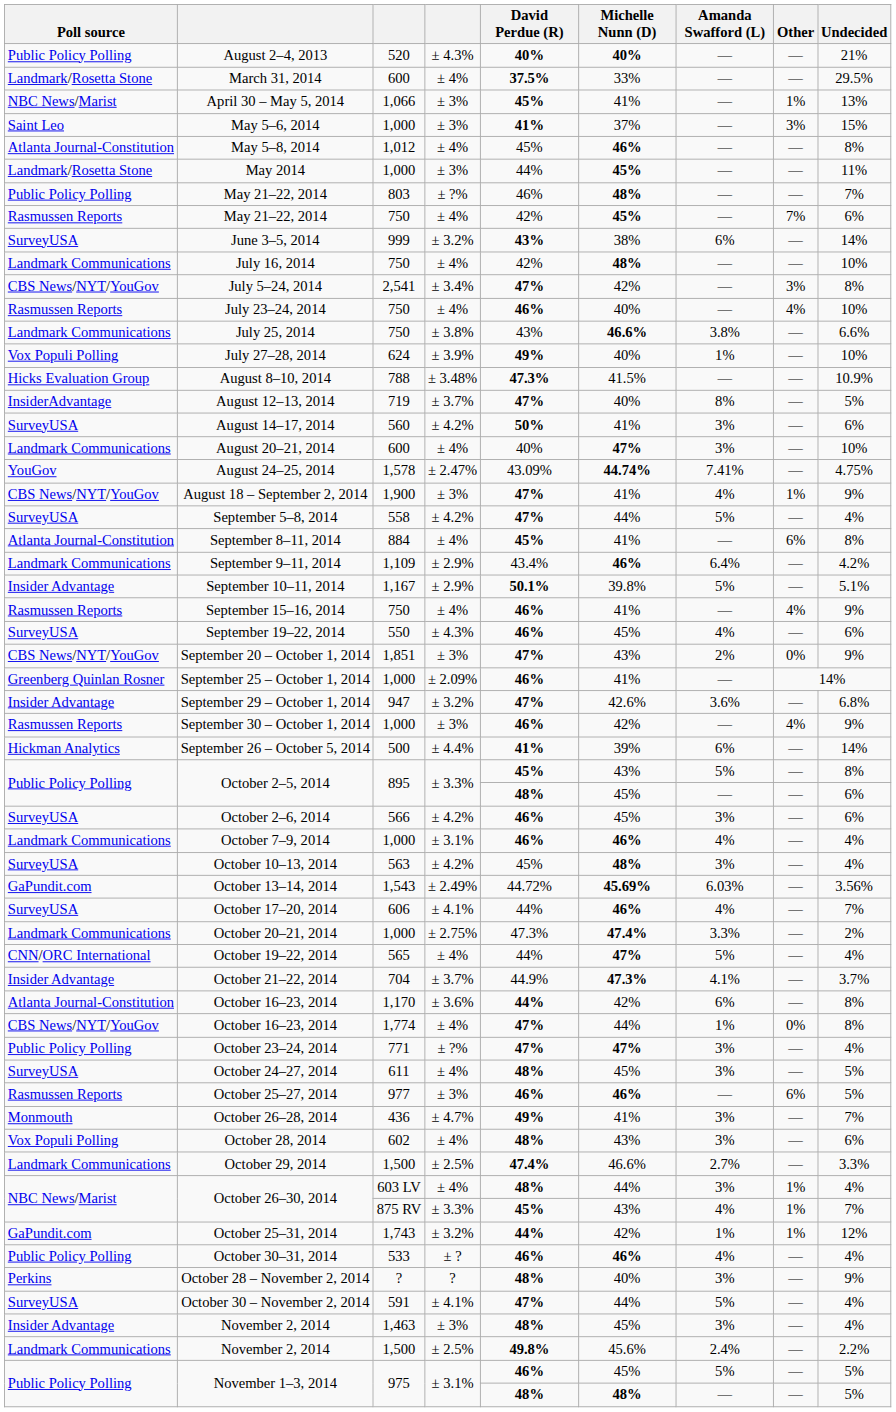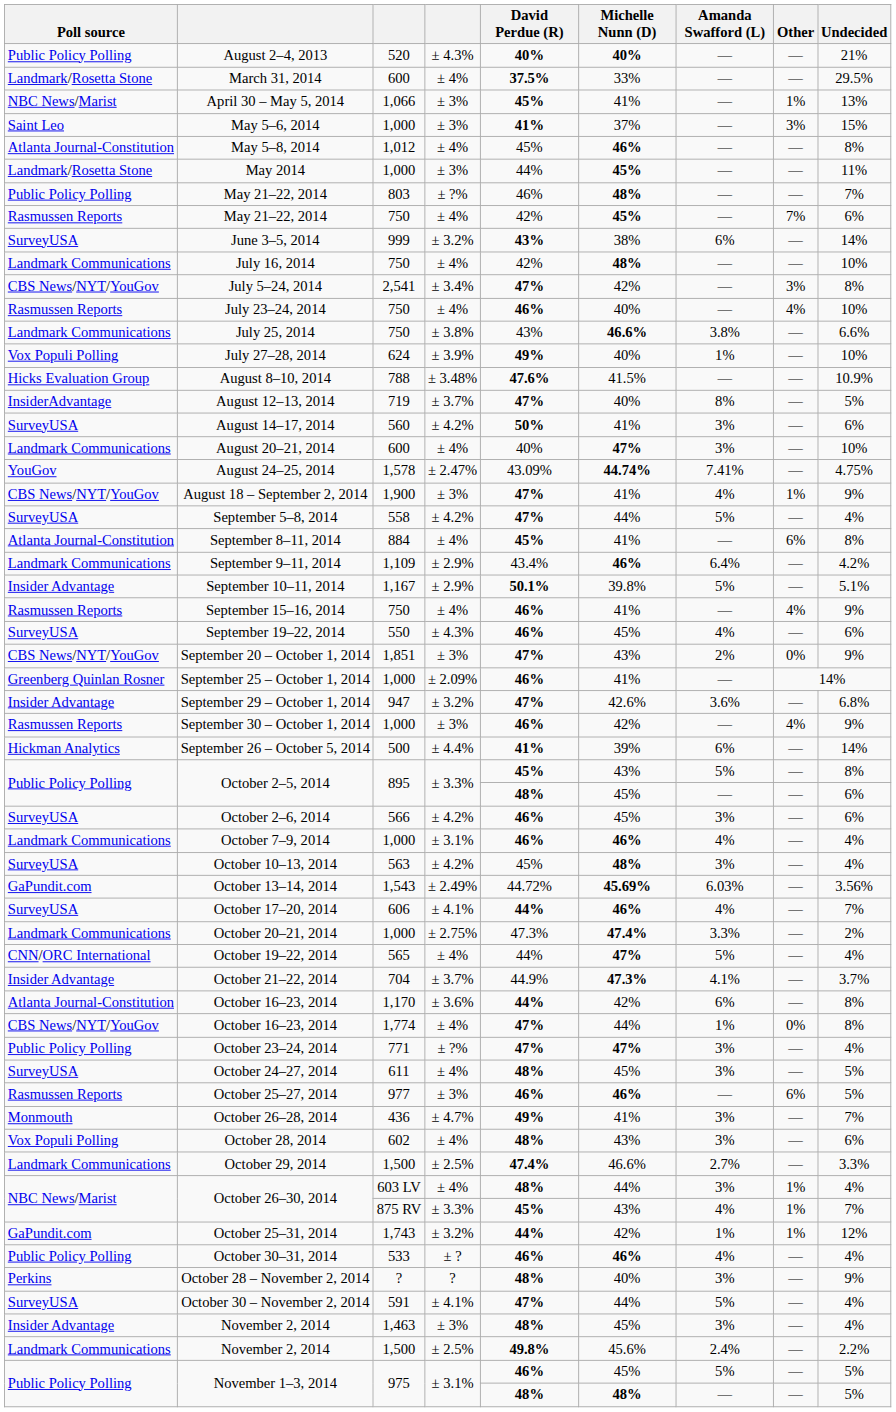(529, 378) 47.3% -> (529, 378) 47.6%
(529, 909) normal -> (529, 909) bold
